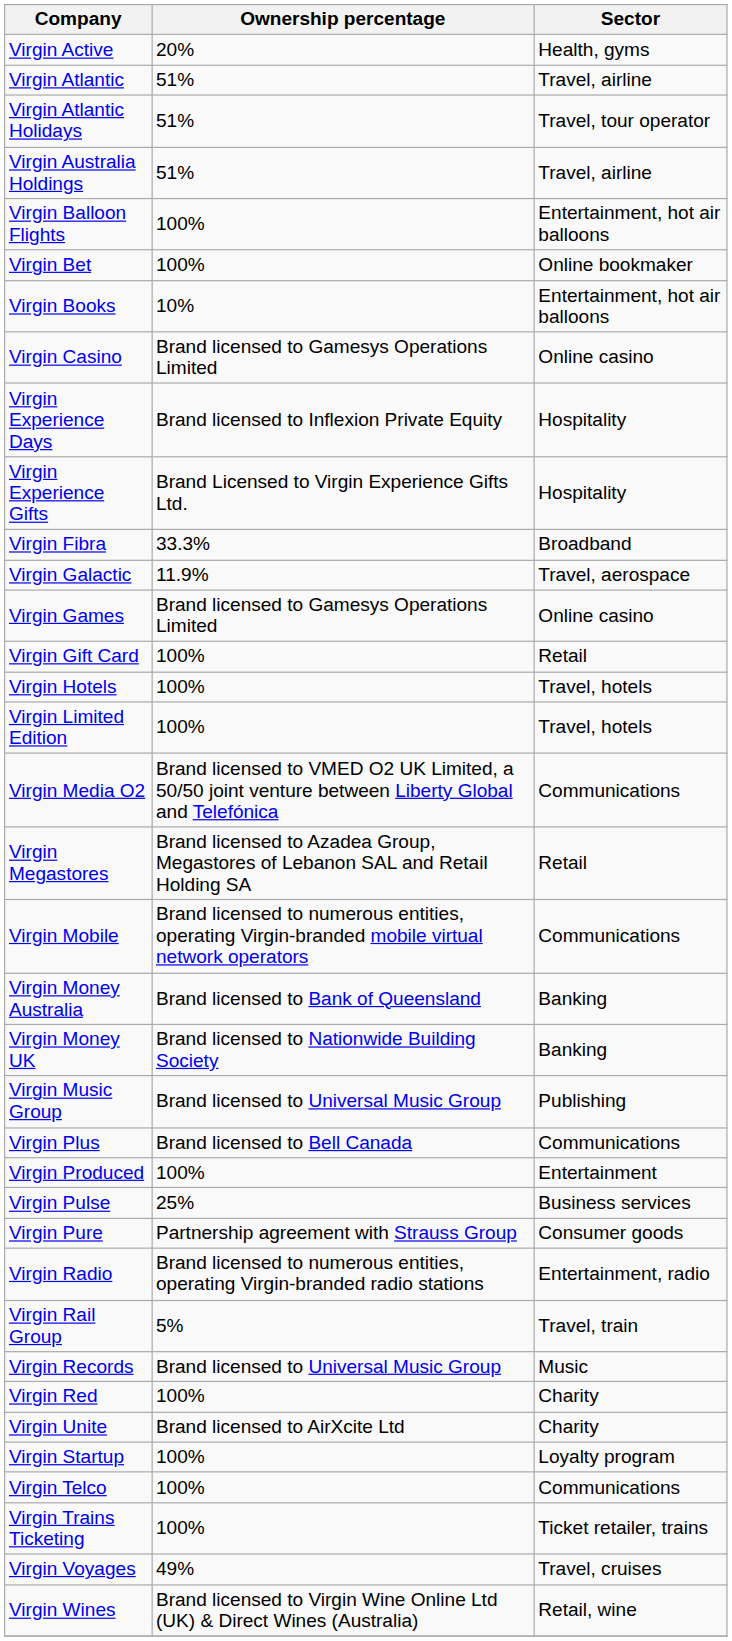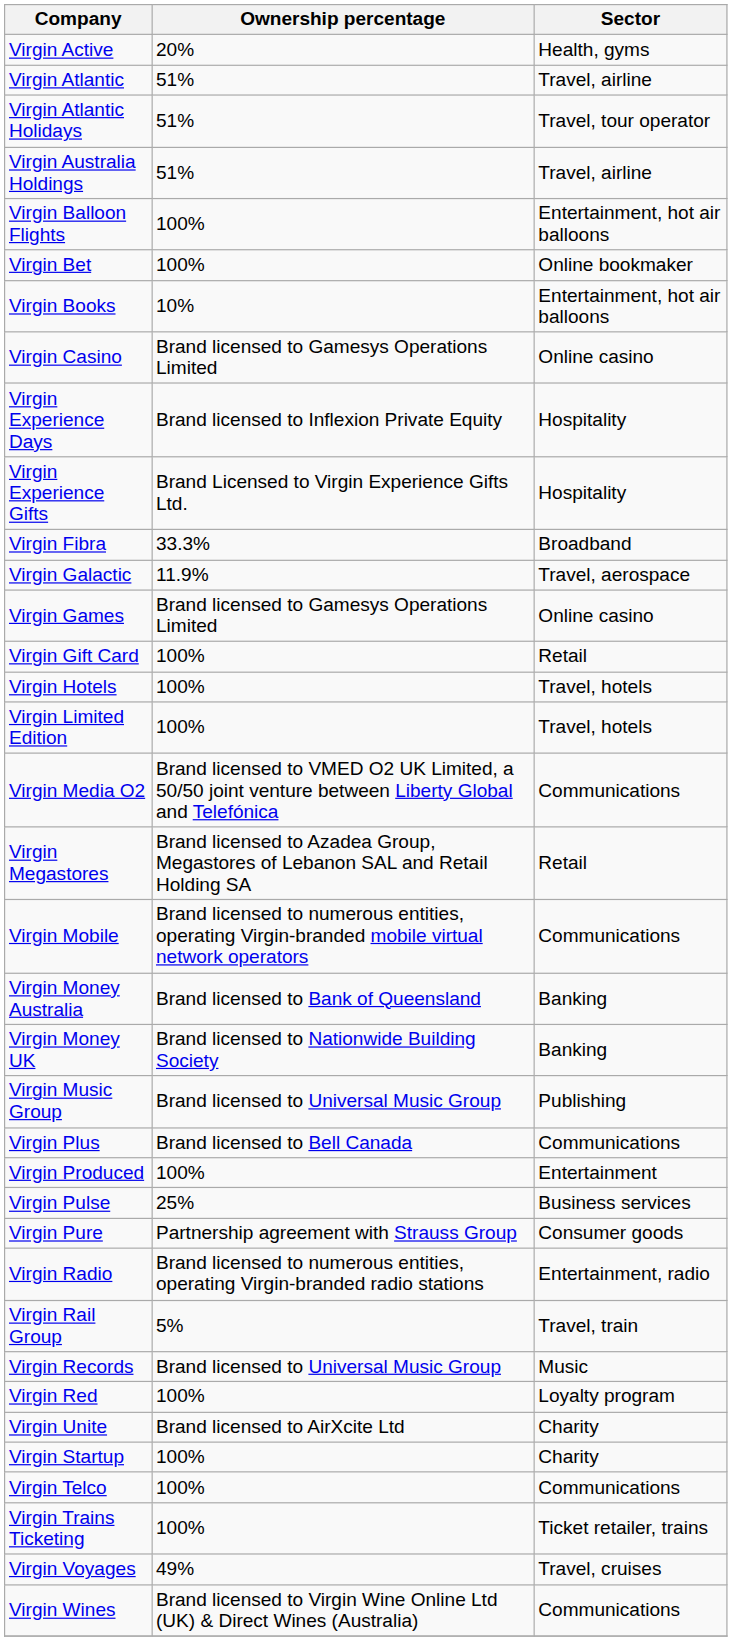(569, 1396) Charity -> (607, 1396) Loyalty program
(607, 1457) Loyalty program -> (569, 1457) Charity
(588, 1610) Retail, wine -> (609, 1610) Communications
